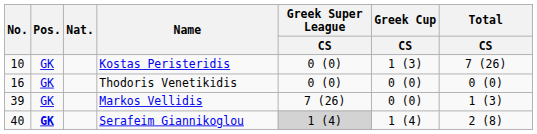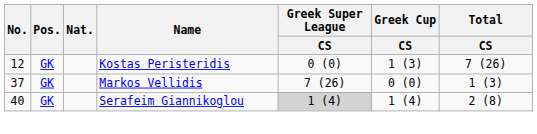(17, 64) 10 -> (17, 64) 12
- row: (168, 83)
(17, 102) 39 -> (17, 83) 37
(47, 120) bold -> (47, 102) normal
